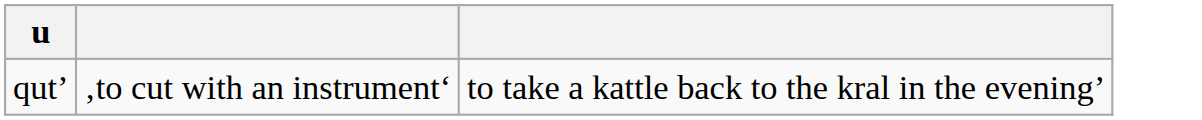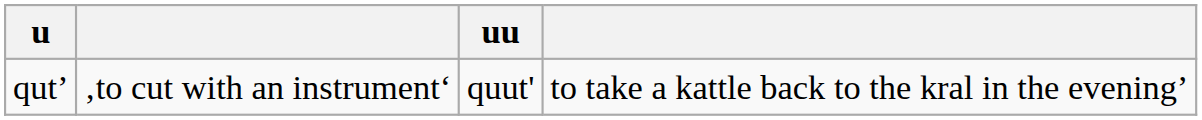+ column: (501, 31)
